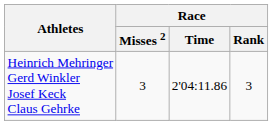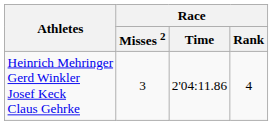(249, 86) 3 -> (249, 86) 4
